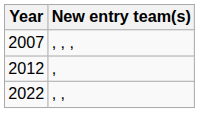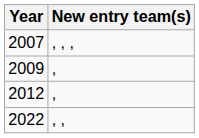+ row: (26, 68)
